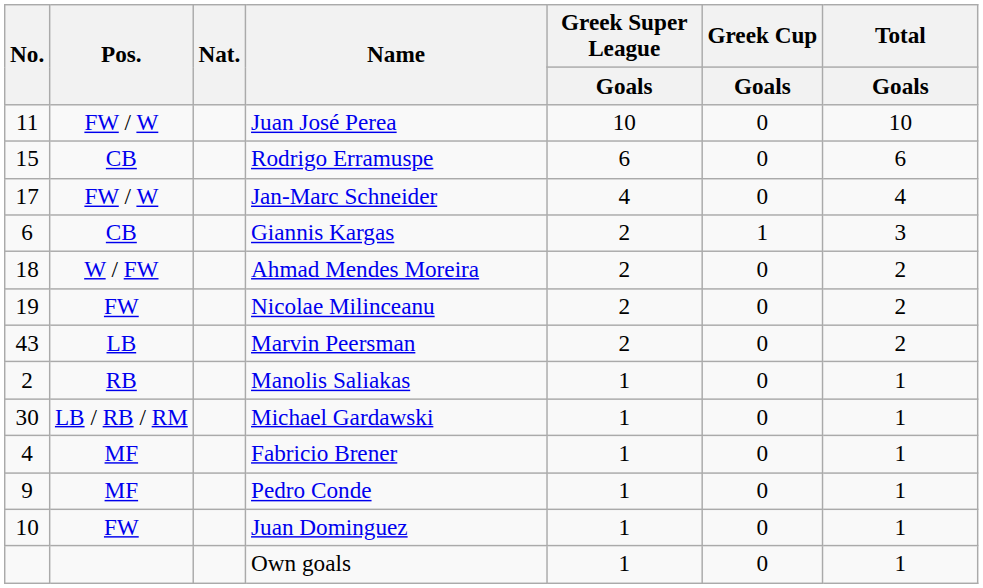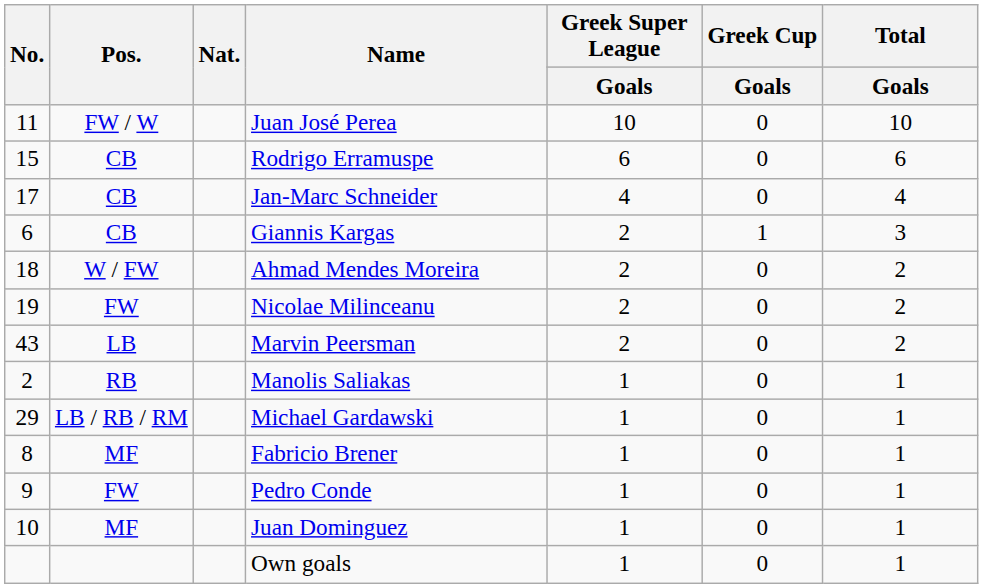(121, 196) FW / W -> (121, 196) CB
(27, 416) 30 -> (27, 416) 29
(27, 453) 4 -> (27, 453) 8
(121, 490) MF -> (121, 490) FW
(121, 527) FW -> (121, 527) MF
